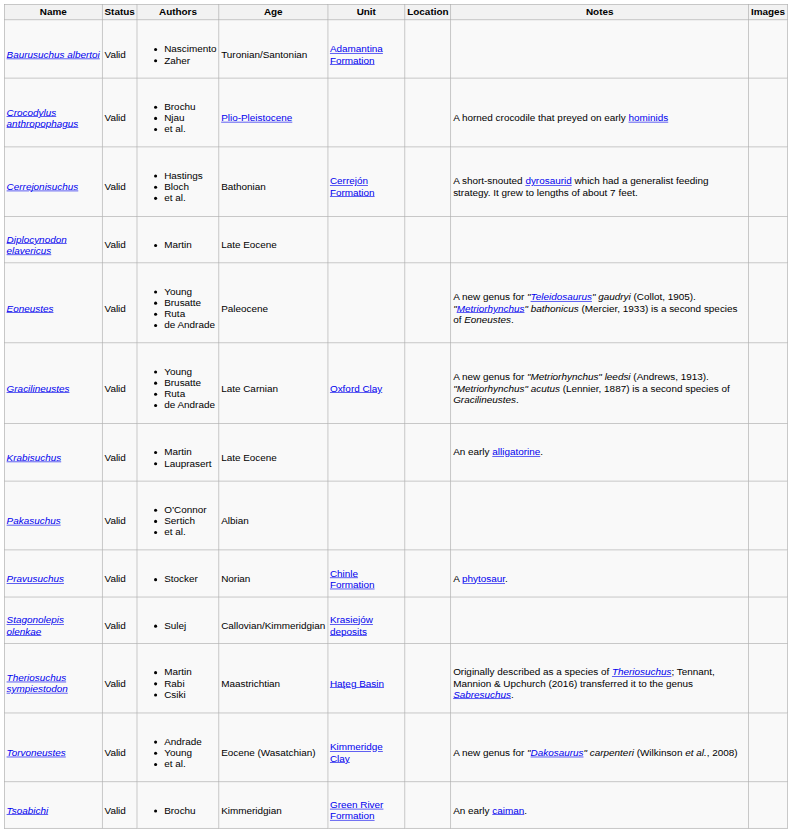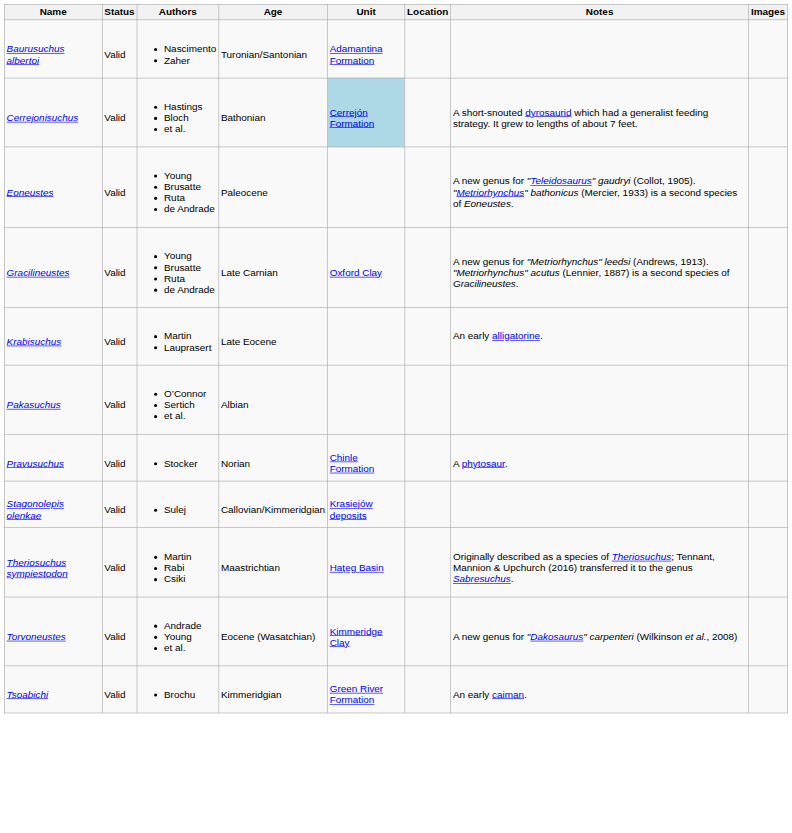- row: (42, 118)
(352, 187) no background -> (352, 118) lightblue background
- row: (37, 245)
